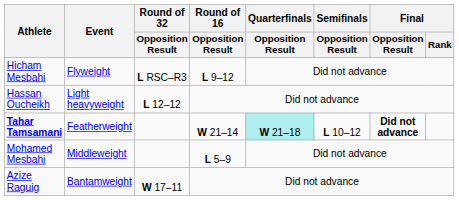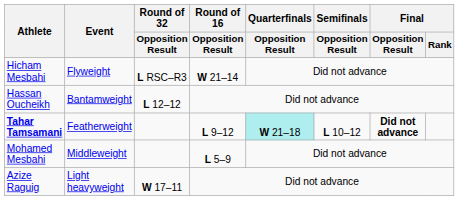(218, 78) L 9–12 -> (218, 78) W 21–14
(95, 99) Light heavyweight -> (99, 99) Bantamweight
(218, 133) W 21–14 -> (218, 133) L 9–12
(99, 182) Bantamweight -> (95, 182) Light heavyweight
